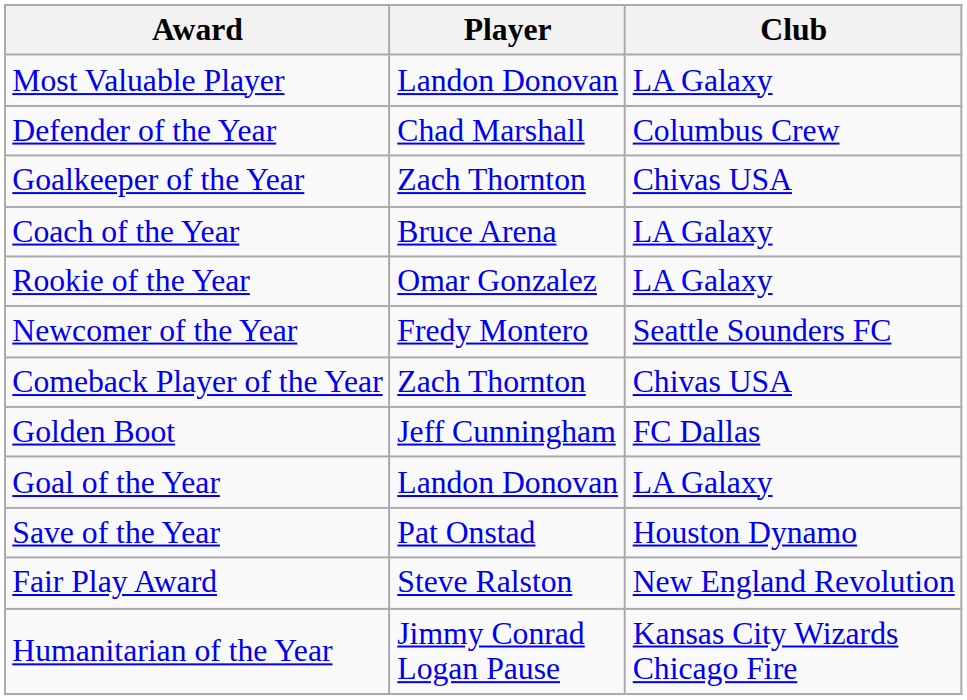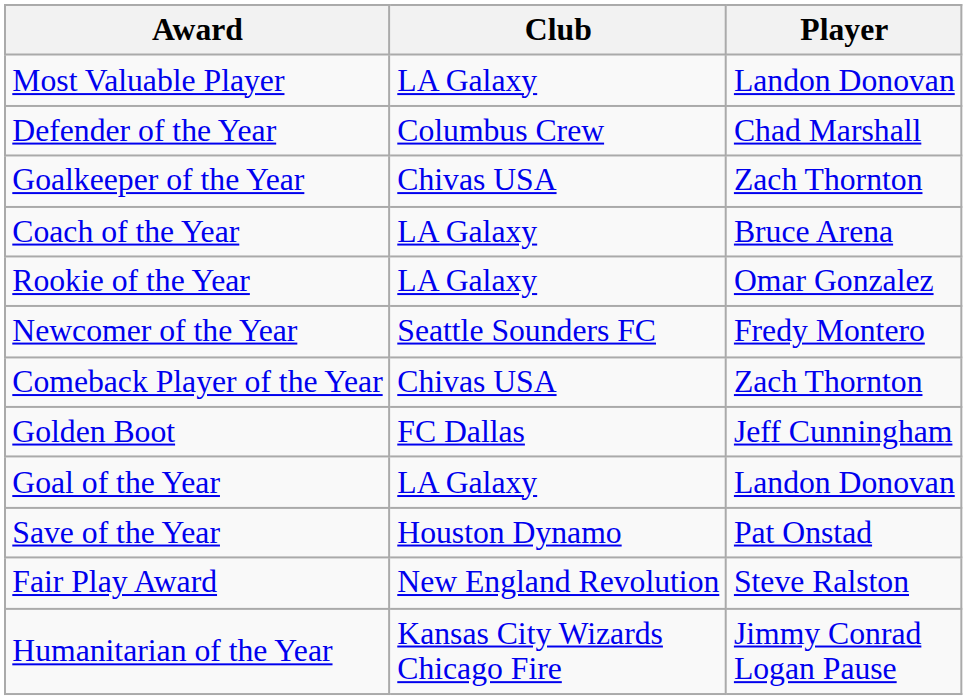columns swapped: (508, 29) <-> (794, 29)
